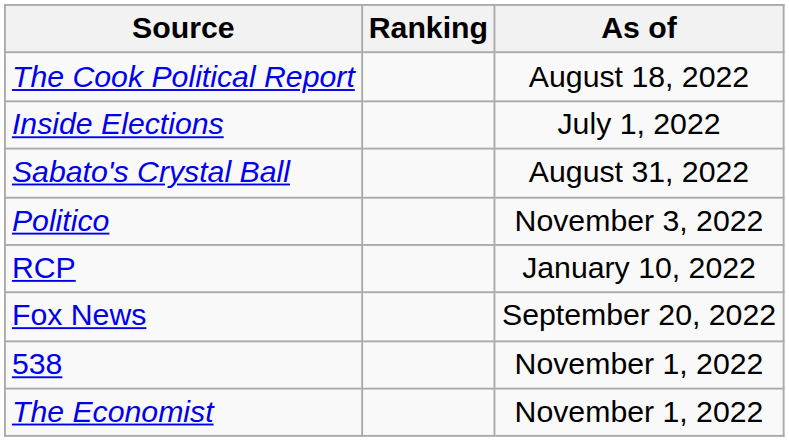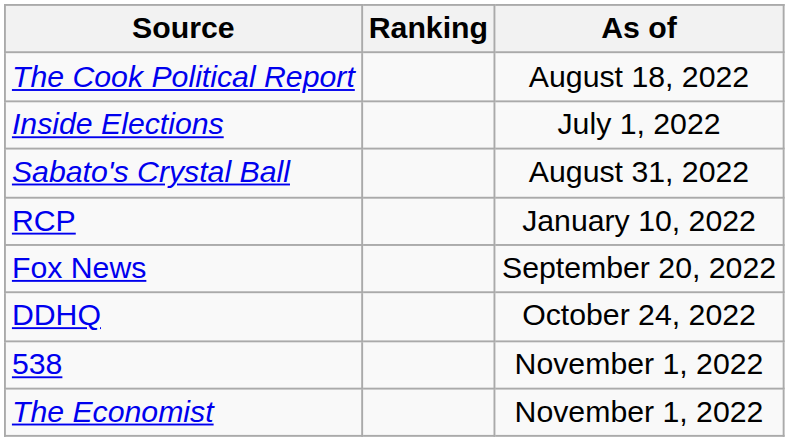- row: (61, 220)
+ row: (56, 316)
